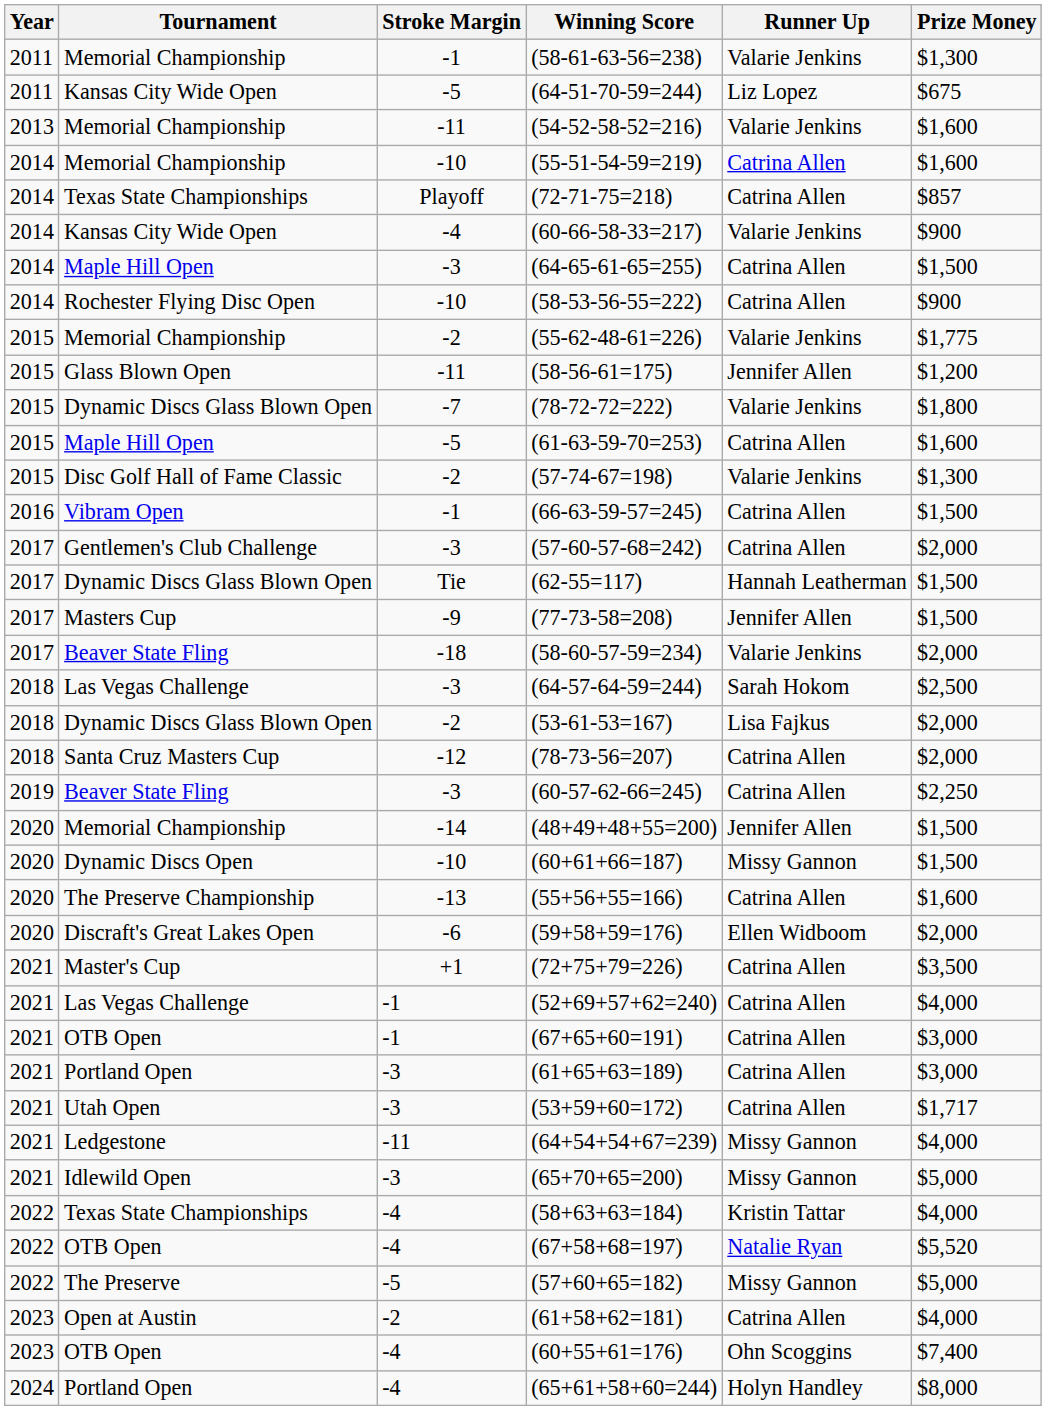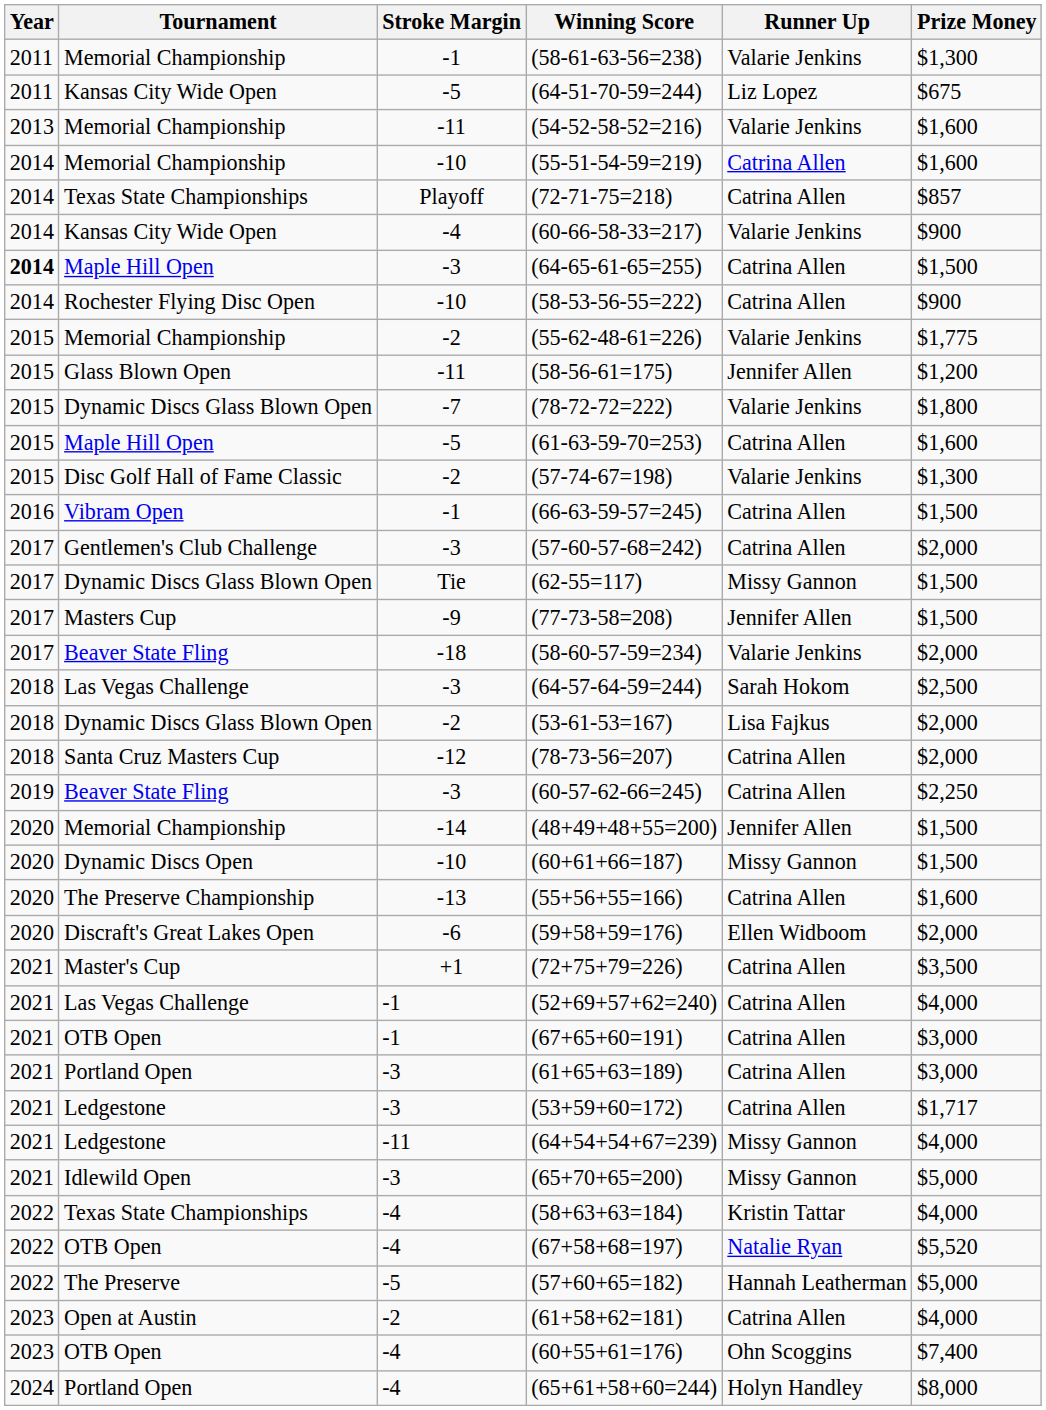(32, 267) normal -> (32, 267) bold
(817, 582) Hannah Leatherman -> (792, 582) Missy Gannon
(112, 1107) Utah Open -> (115, 1107) Ledgestone
(792, 1282) Missy Gannon -> (817, 1282) Hannah Leatherman
